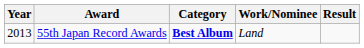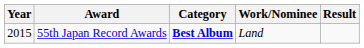(19, 33) 2013 -> (19, 33) 2015
